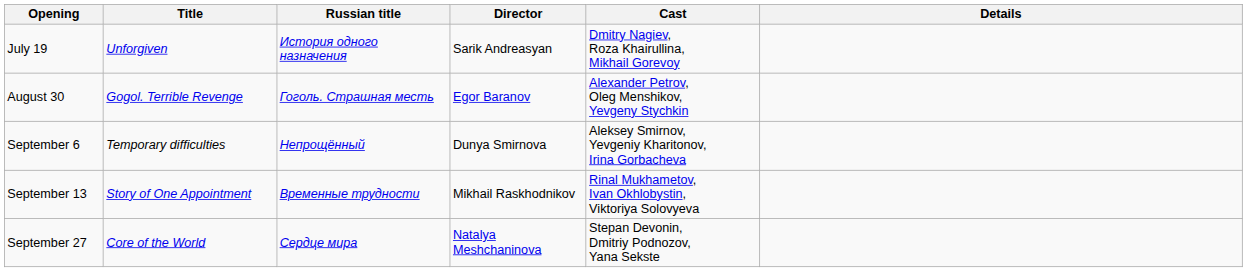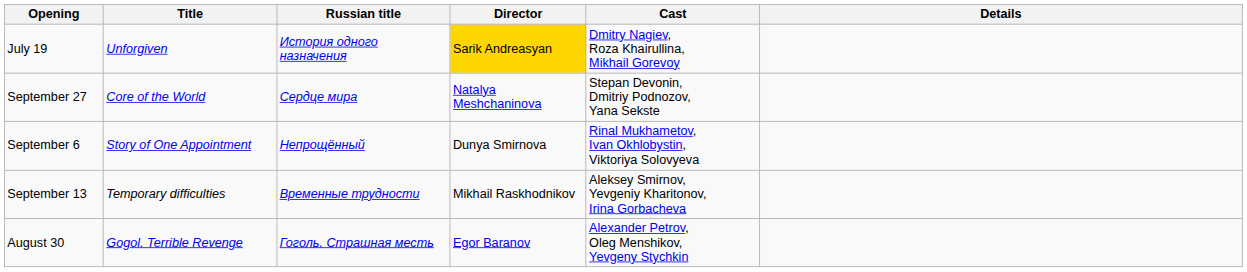(502, 48) no background -> (502, 48) gold background
rows swapped: (36, 97) <-> (47, 242)
(166, 145) Temporary difficulties -> (179, 145) Story of One Appointment
(648, 145) Aleksey Smirnov, Yevgeniy Kharitonov, Irina Gorbacheva -> (644, 145) Rinal Mukhametov, Ivan Okhlobystin, Viktoriya Solovyeva
(179, 194) Story of One Appointment -> (166, 194) Temporary difficulties
(644, 194) Rinal Mukhametov, Ivan Okhlobystin, Viktoriya Solovyeva -> (648, 194) Aleksey Smirnov, Yevgeniy Kharitonov, Irina Gorbacheva
